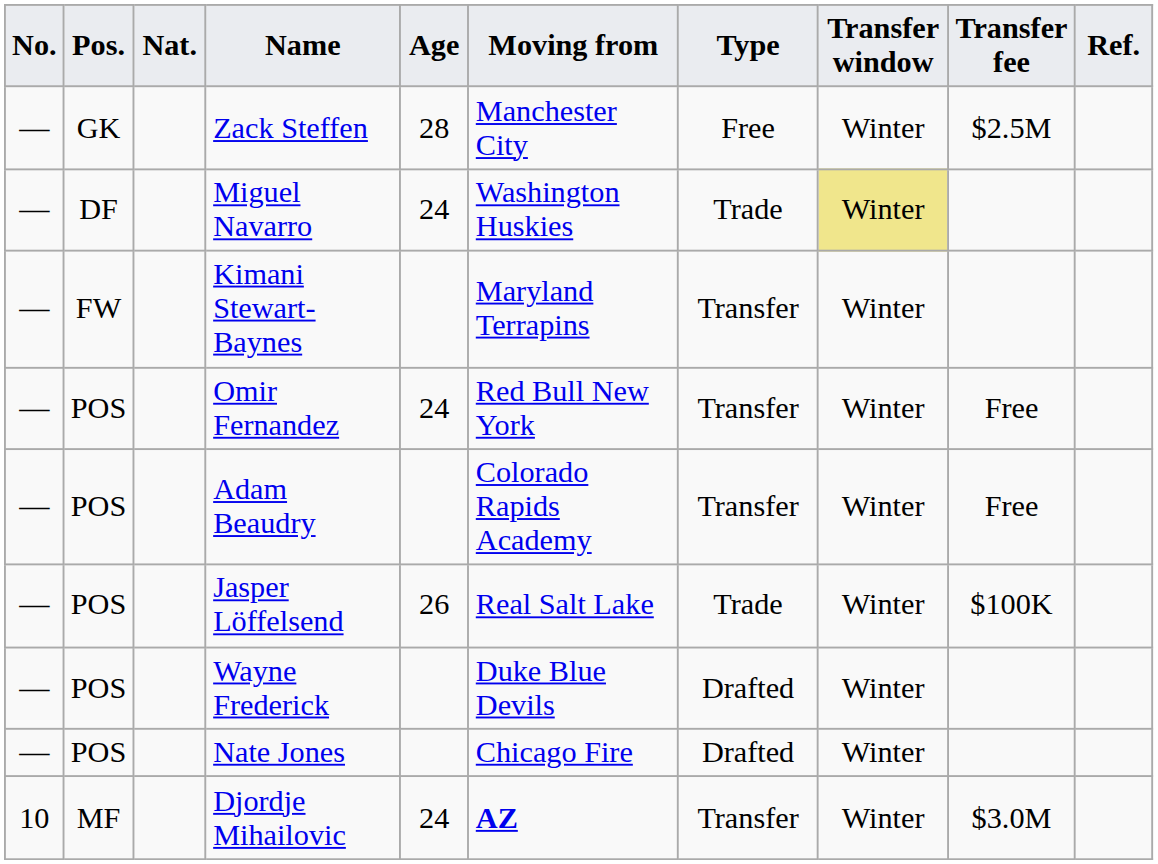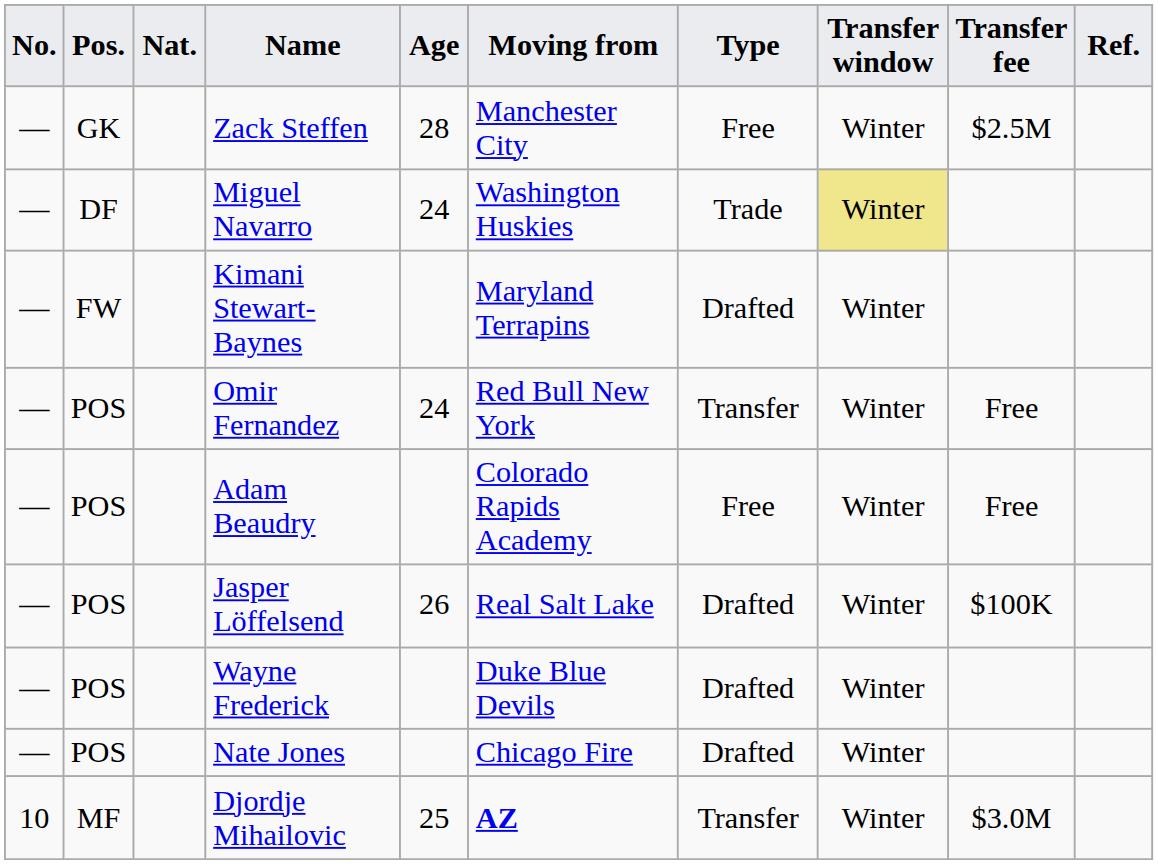(748, 308) Transfer -> (748, 308) Drafted
(748, 506) Transfer -> (748, 506) Free
(748, 605) Trade -> (748, 605) Drafted
(434, 817) 24 -> (434, 817) 25
